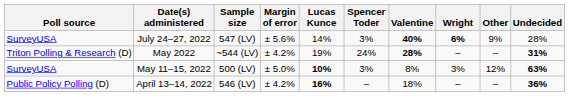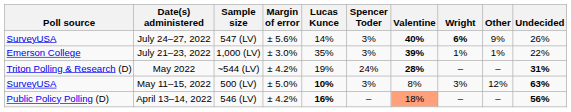(537, 38) 28% -> (540, 38) 26%
+ row: (174, 54)
(412, 84) no background -> (415, 99) lightsalmon background
(537, 84) 36% -> (540, 99) 56%
